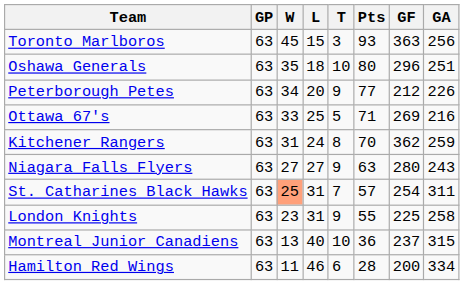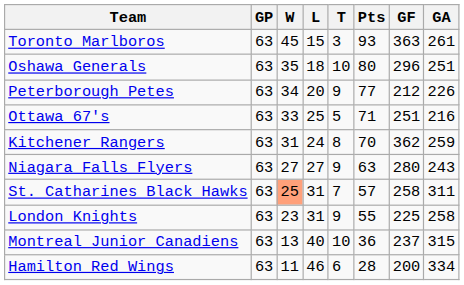(441, 42) 256 -> (441, 42) 261
(407, 117) 269 -> (407, 117) 251
(407, 192) 254 -> (407, 192) 258
